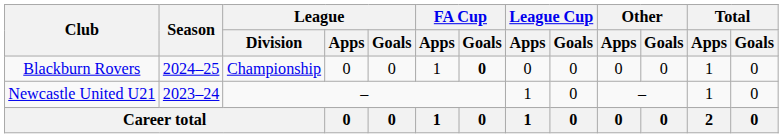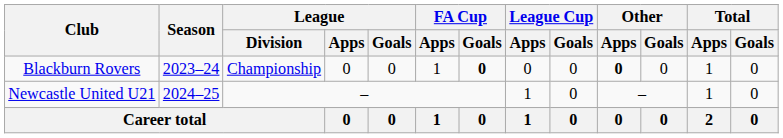(191, 68) 2024–25 -> (191, 68) 2023–24
(619, 68) normal -> (619, 68) bold
(191, 94) 2023–24 -> (191, 94) 2024–25
